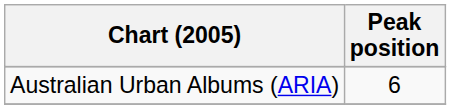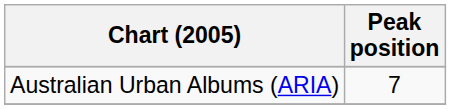(395, 85) 6 -> (395, 85) 7
